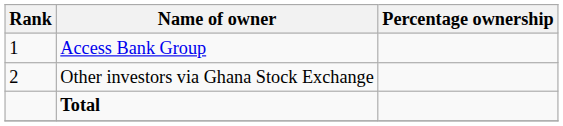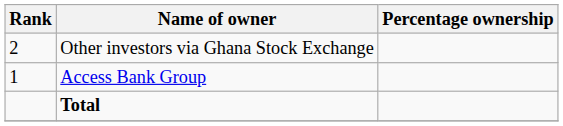rows swapped: (133, 47) <-> (217, 76)
